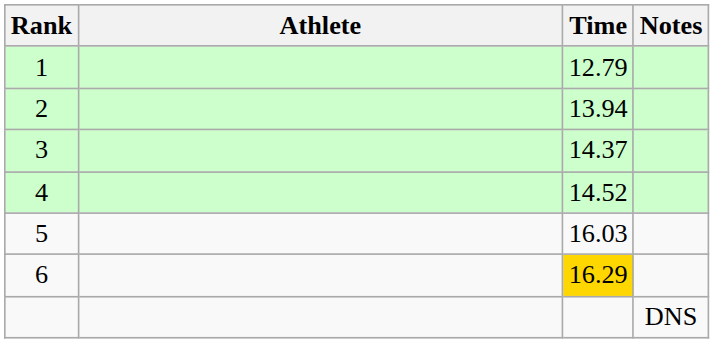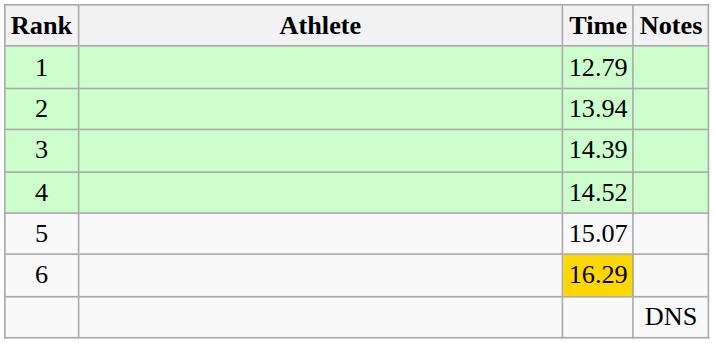(598, 150) 14.37 -> (598, 150) 14.39
(598, 233) 16.03 -> (598, 233) 15.07
